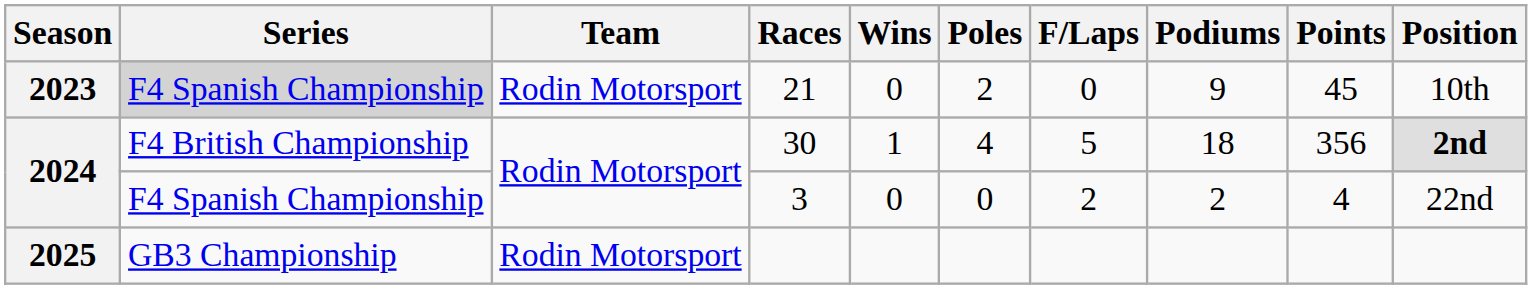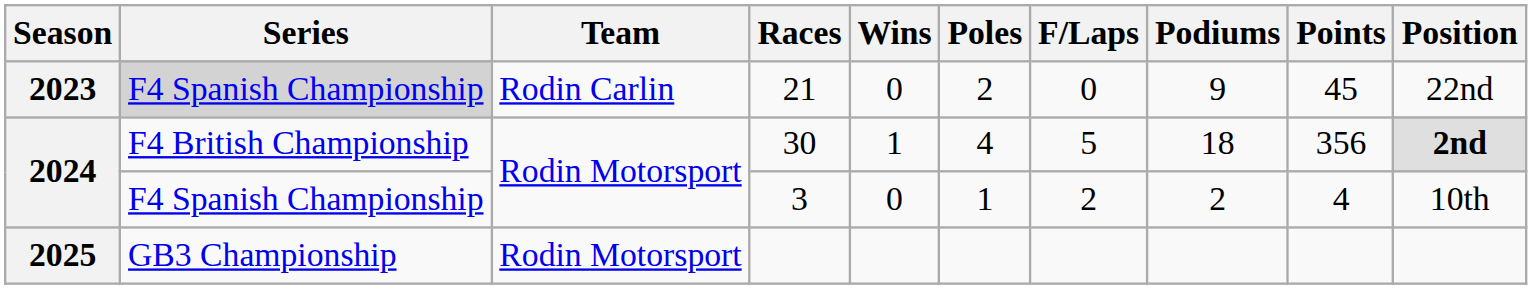(620, 88) Rodin Motorsport -> (587, 88) Rodin Carlin
(1460, 88) 10th -> (1460, 88) 22nd
(985, 199) 0 -> (985, 199) 1
(1460, 199) 22nd -> (1460, 199) 10th
